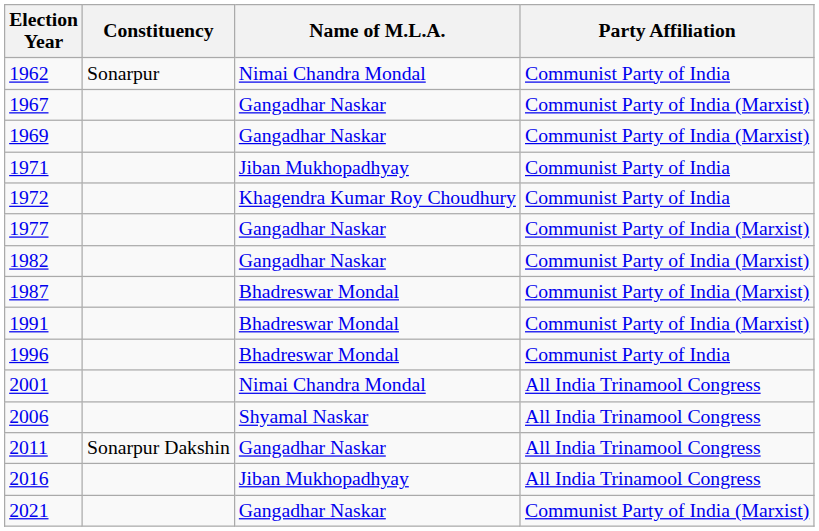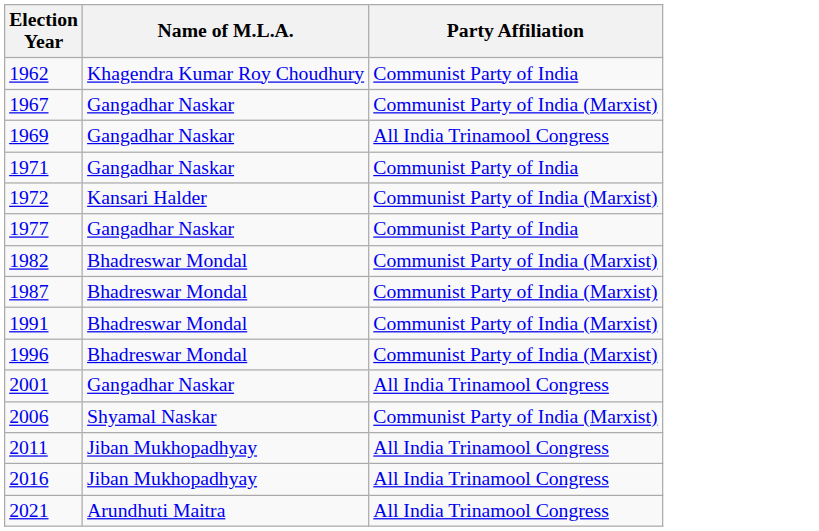- column: (158, 31)
(332, 73) Nimai Chandra Mondal -> (226, 73) Khagendra Kumar Roy Choudhury
(667, 135) Communist Party of India (Marxist) -> (491, 135) All India Trinamool Congress
(324, 167) Jiban Mukhopadhyay -> (161, 167) Gangadhar Naskar
(377, 198) Khagendra Kumar Roy Choudhury -> (147, 198) Kansari Halder
(628, 198) Communist Party of India -> (515, 198) Communist Party of India (Marxist)
(667, 229) Communist Party of India (Marxist) -> (476, 229) Communist Party of India
(312, 260) Gangadhar Naskar -> (167, 260) Bhadreswar Mondal
(628, 354) Communist Party of India -> (515, 354) Communist Party of India (Marxist)
(332, 385) Nimai Chandra Mondal -> (161, 385) Gangadhar Naskar
(643, 416) All India Trinamool Congress -> (515, 416) Communist Party of India (Marxist)
(312, 447) Gangadhar Naskar -> (172, 447) Jiban Mukhopadhyay
(312, 510) Gangadhar Naskar -> (156, 510) Arundhuti Maitra
(667, 510) Communist Party of India (Marxist) -> (491, 510) All India Trinamool Congress
